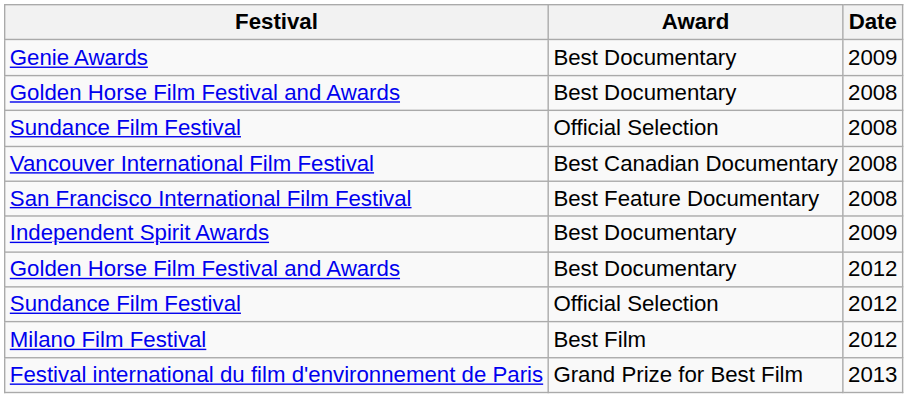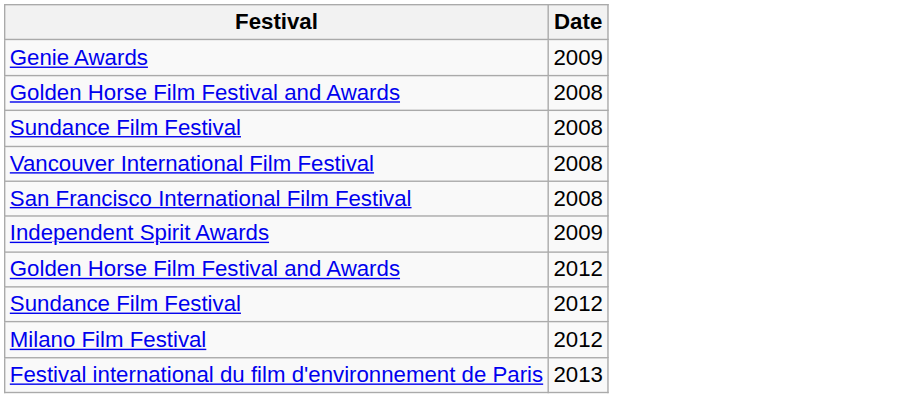- column: (696, 22)
